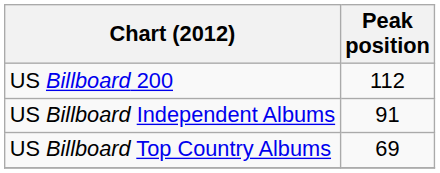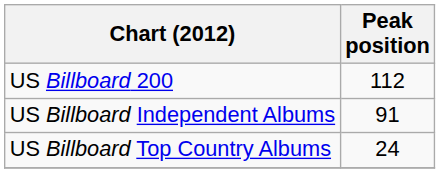(387, 149) 69 -> (387, 149) 24
